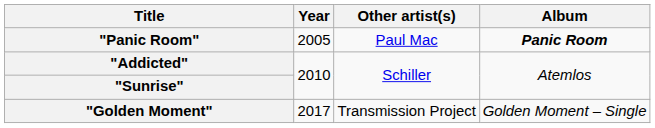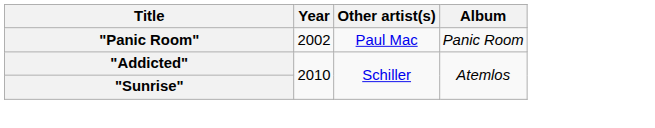(314, 39) 2005 -> (314, 39) 2002
(565, 39) bold -> (483, 39) normal
- row: (149, 110)
